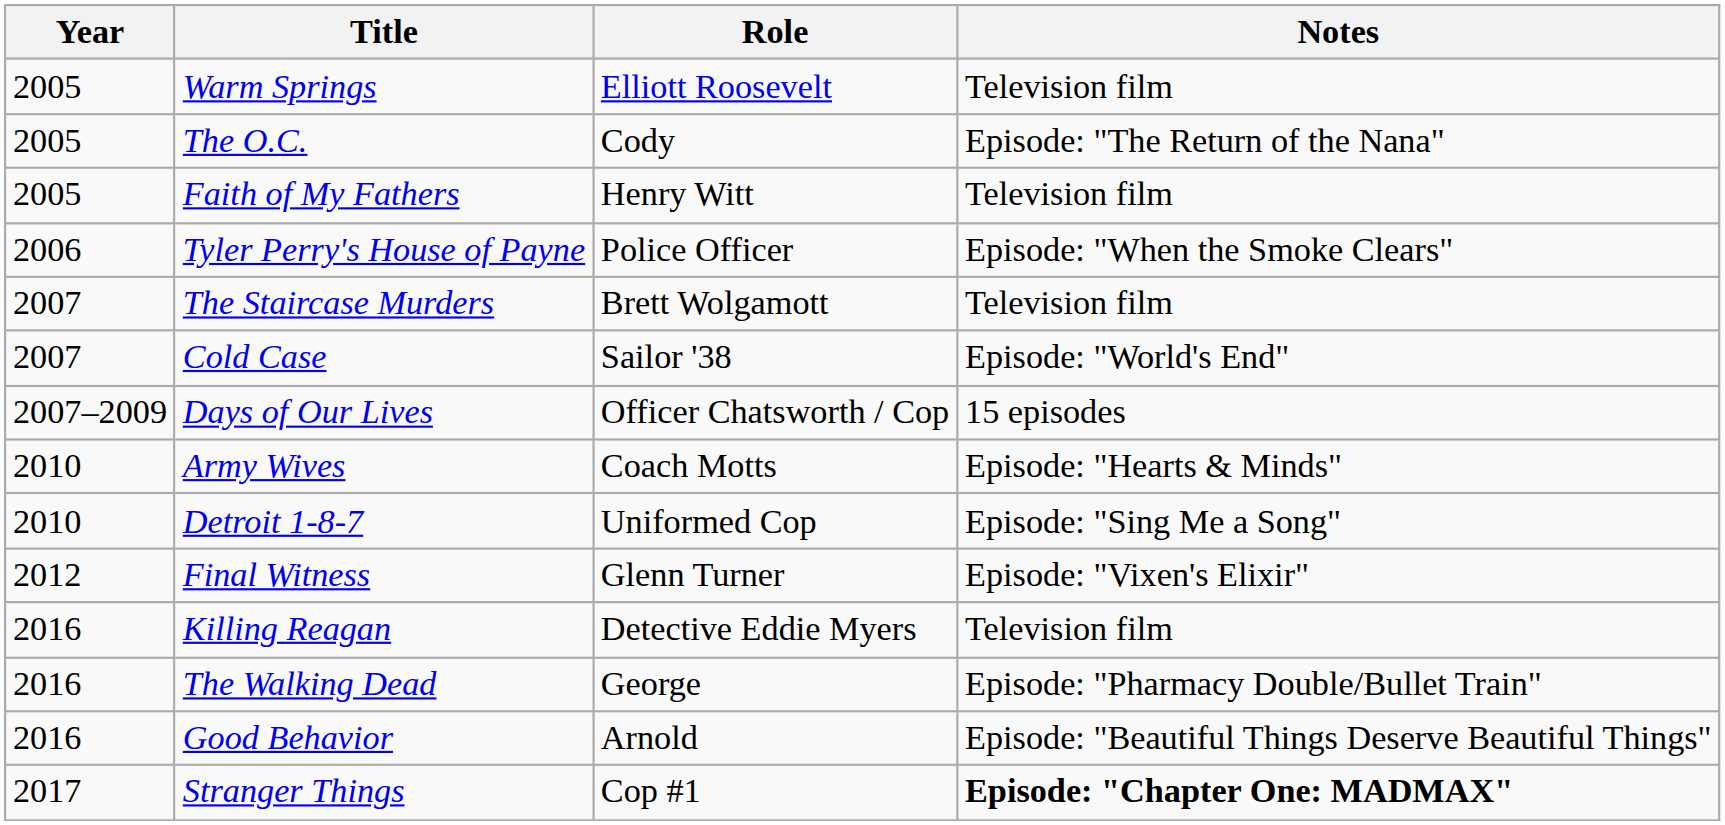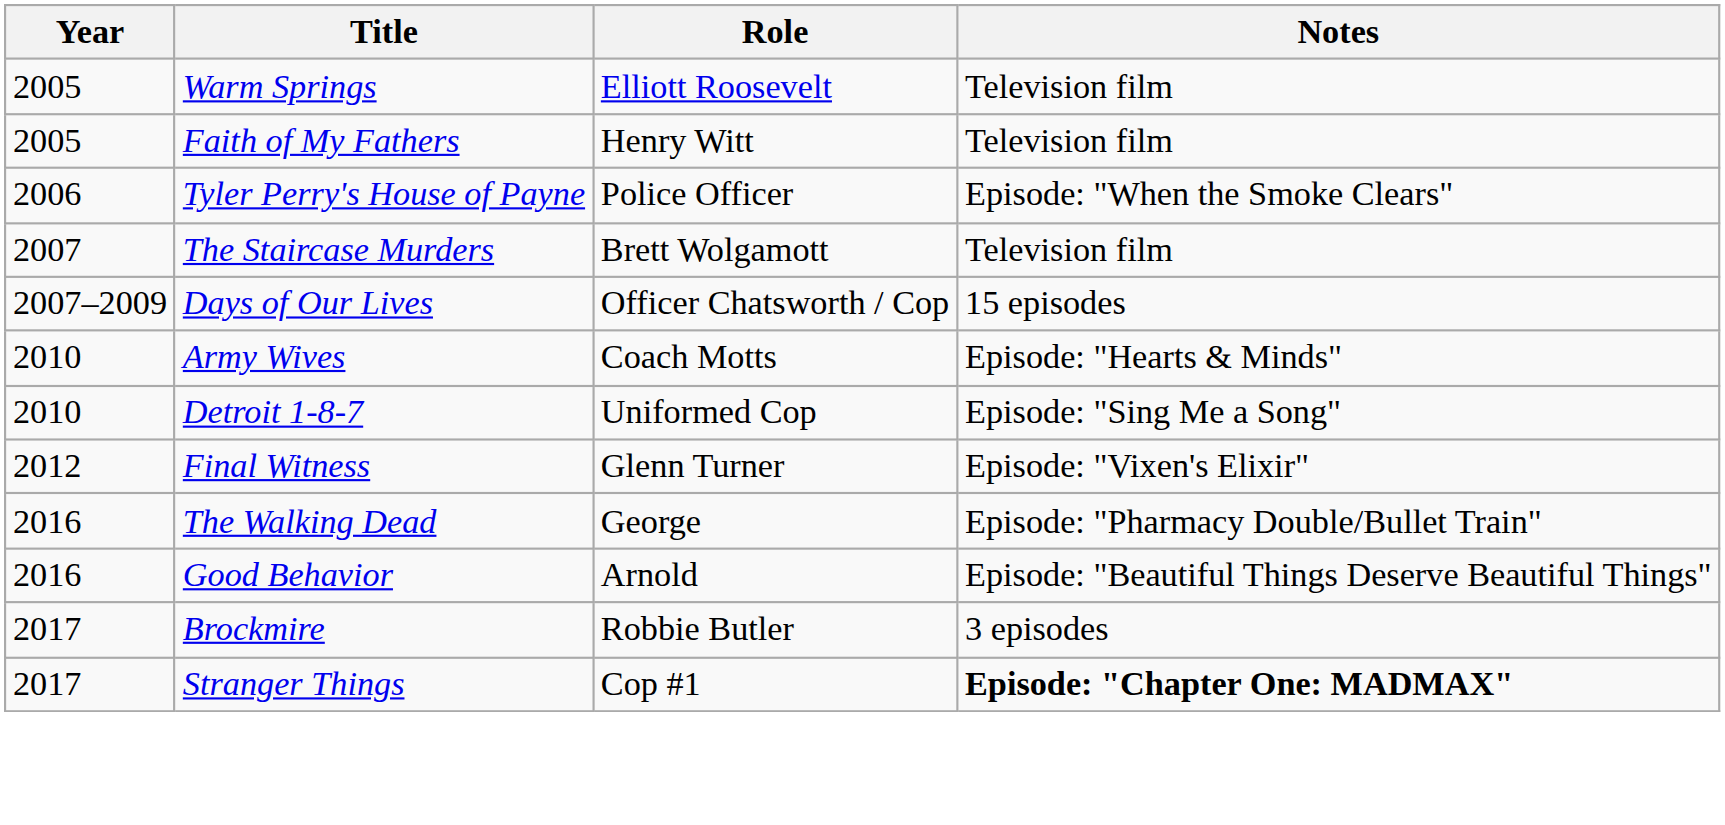- row: (245, 140)
- row: (255, 357)
- row: (287, 628)
+ row: (254, 628)
